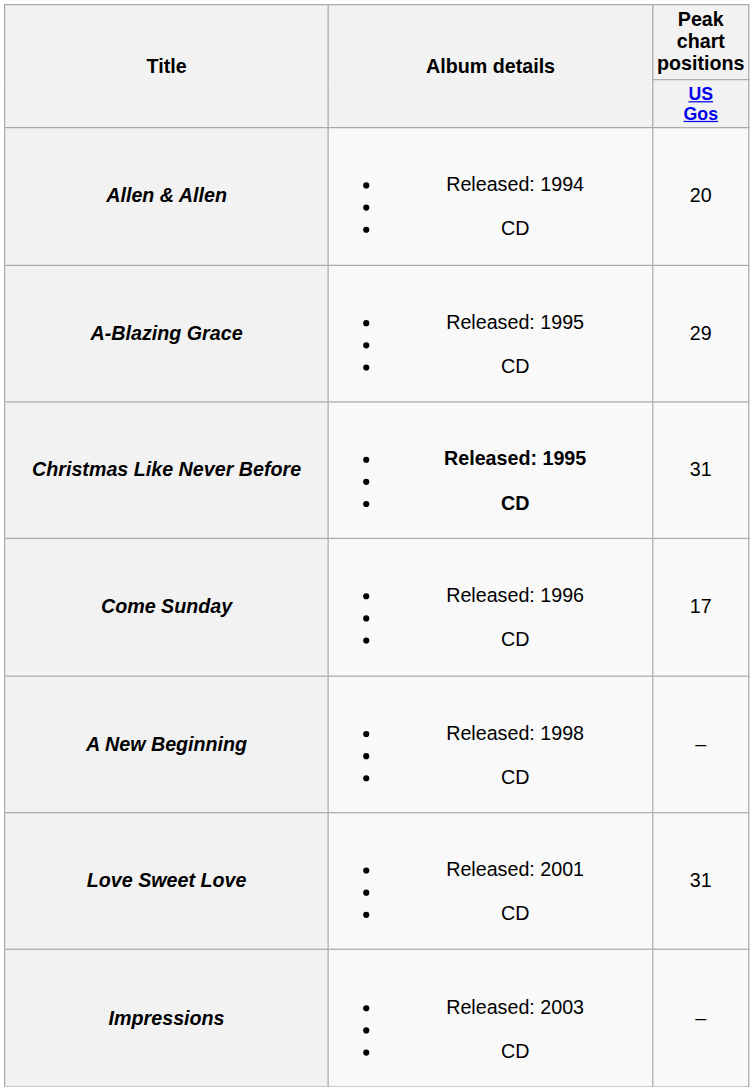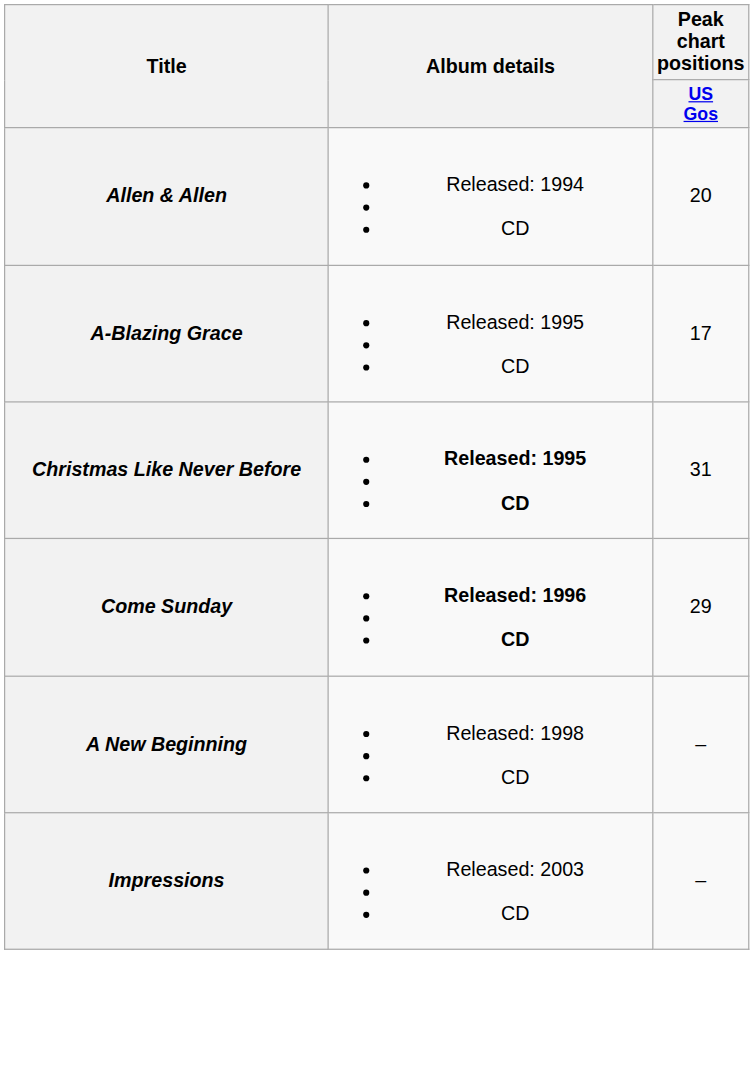(701, 333) 29 -> (701, 333) 17
(491, 618) normal -> (491, 618) bold
(701, 607) 17 -> (701, 607) 29
- row: (167, 881)
